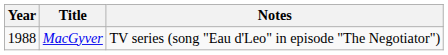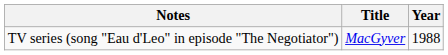columns swapped: (22, 15) <-> (275, 15)
